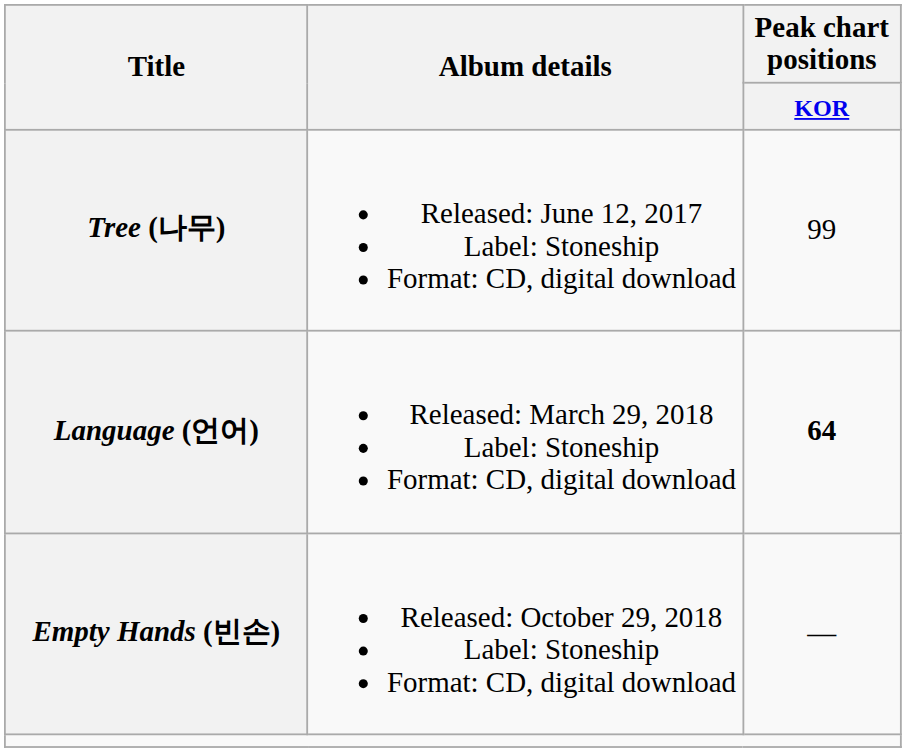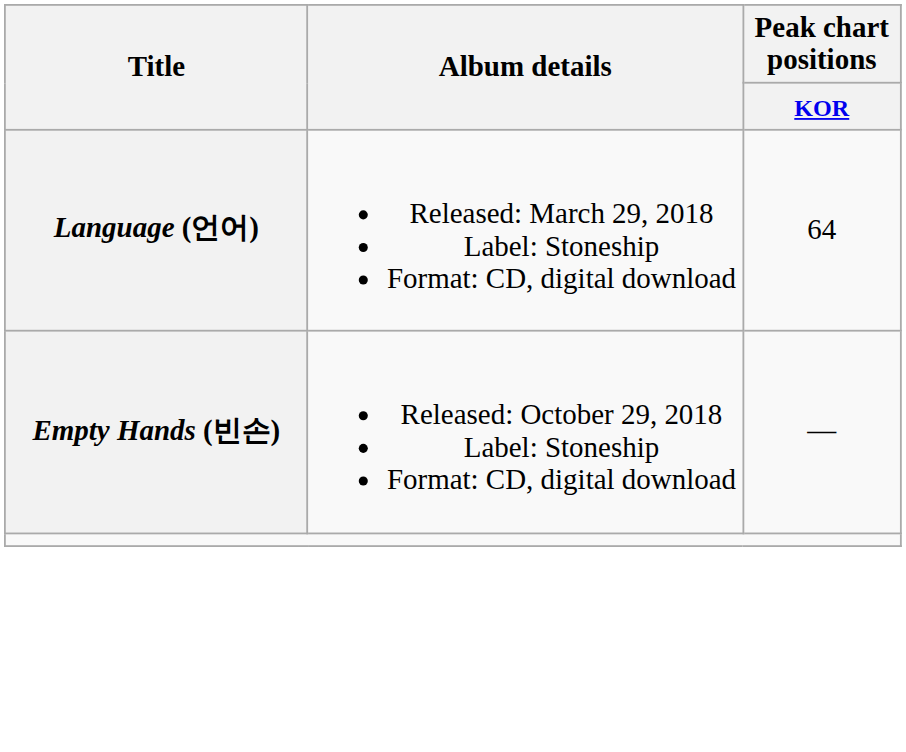- row: (156, 228)
(822, 431) bold -> (822, 229) normal
